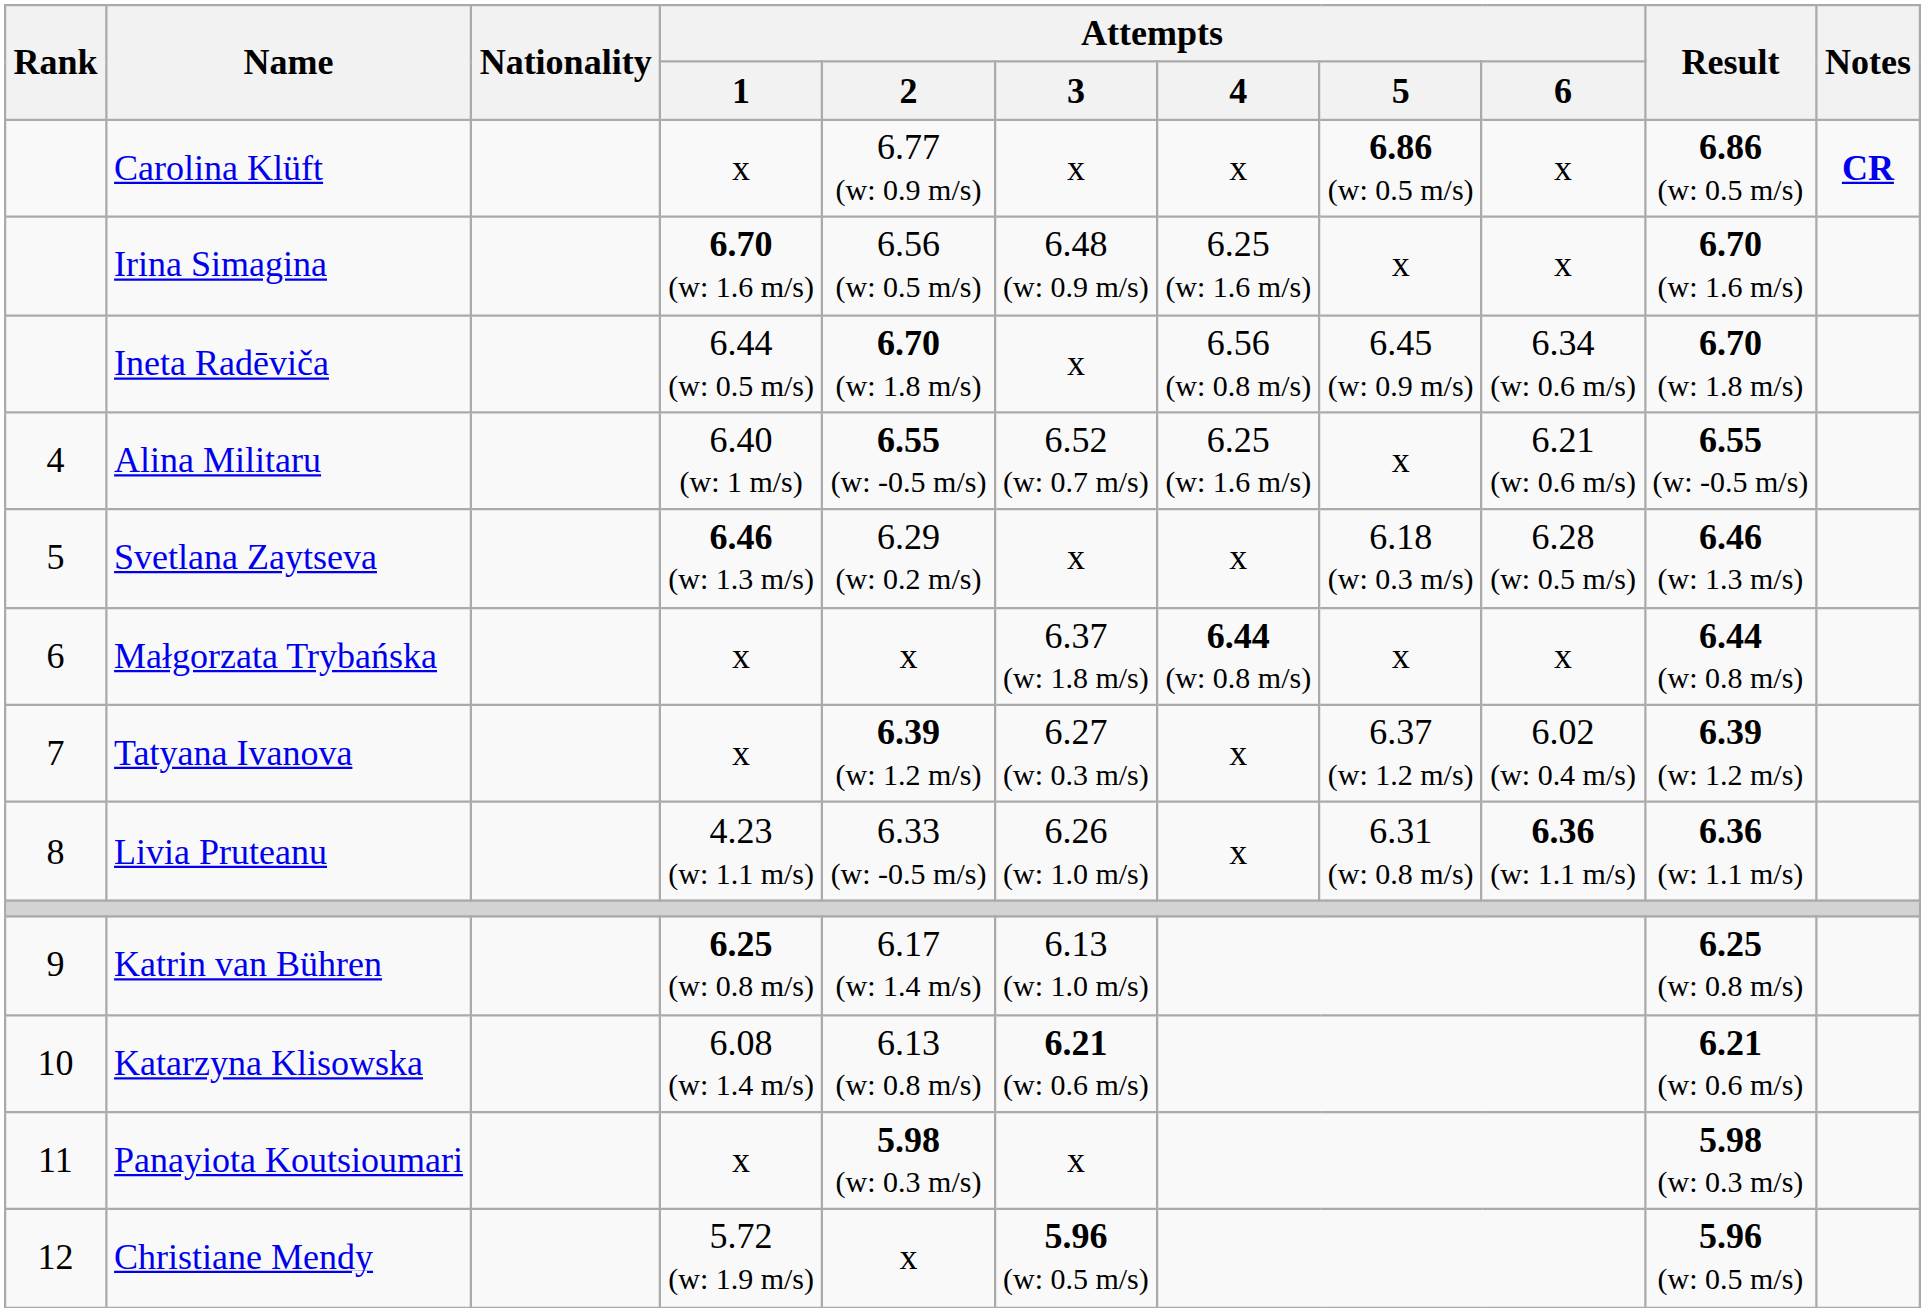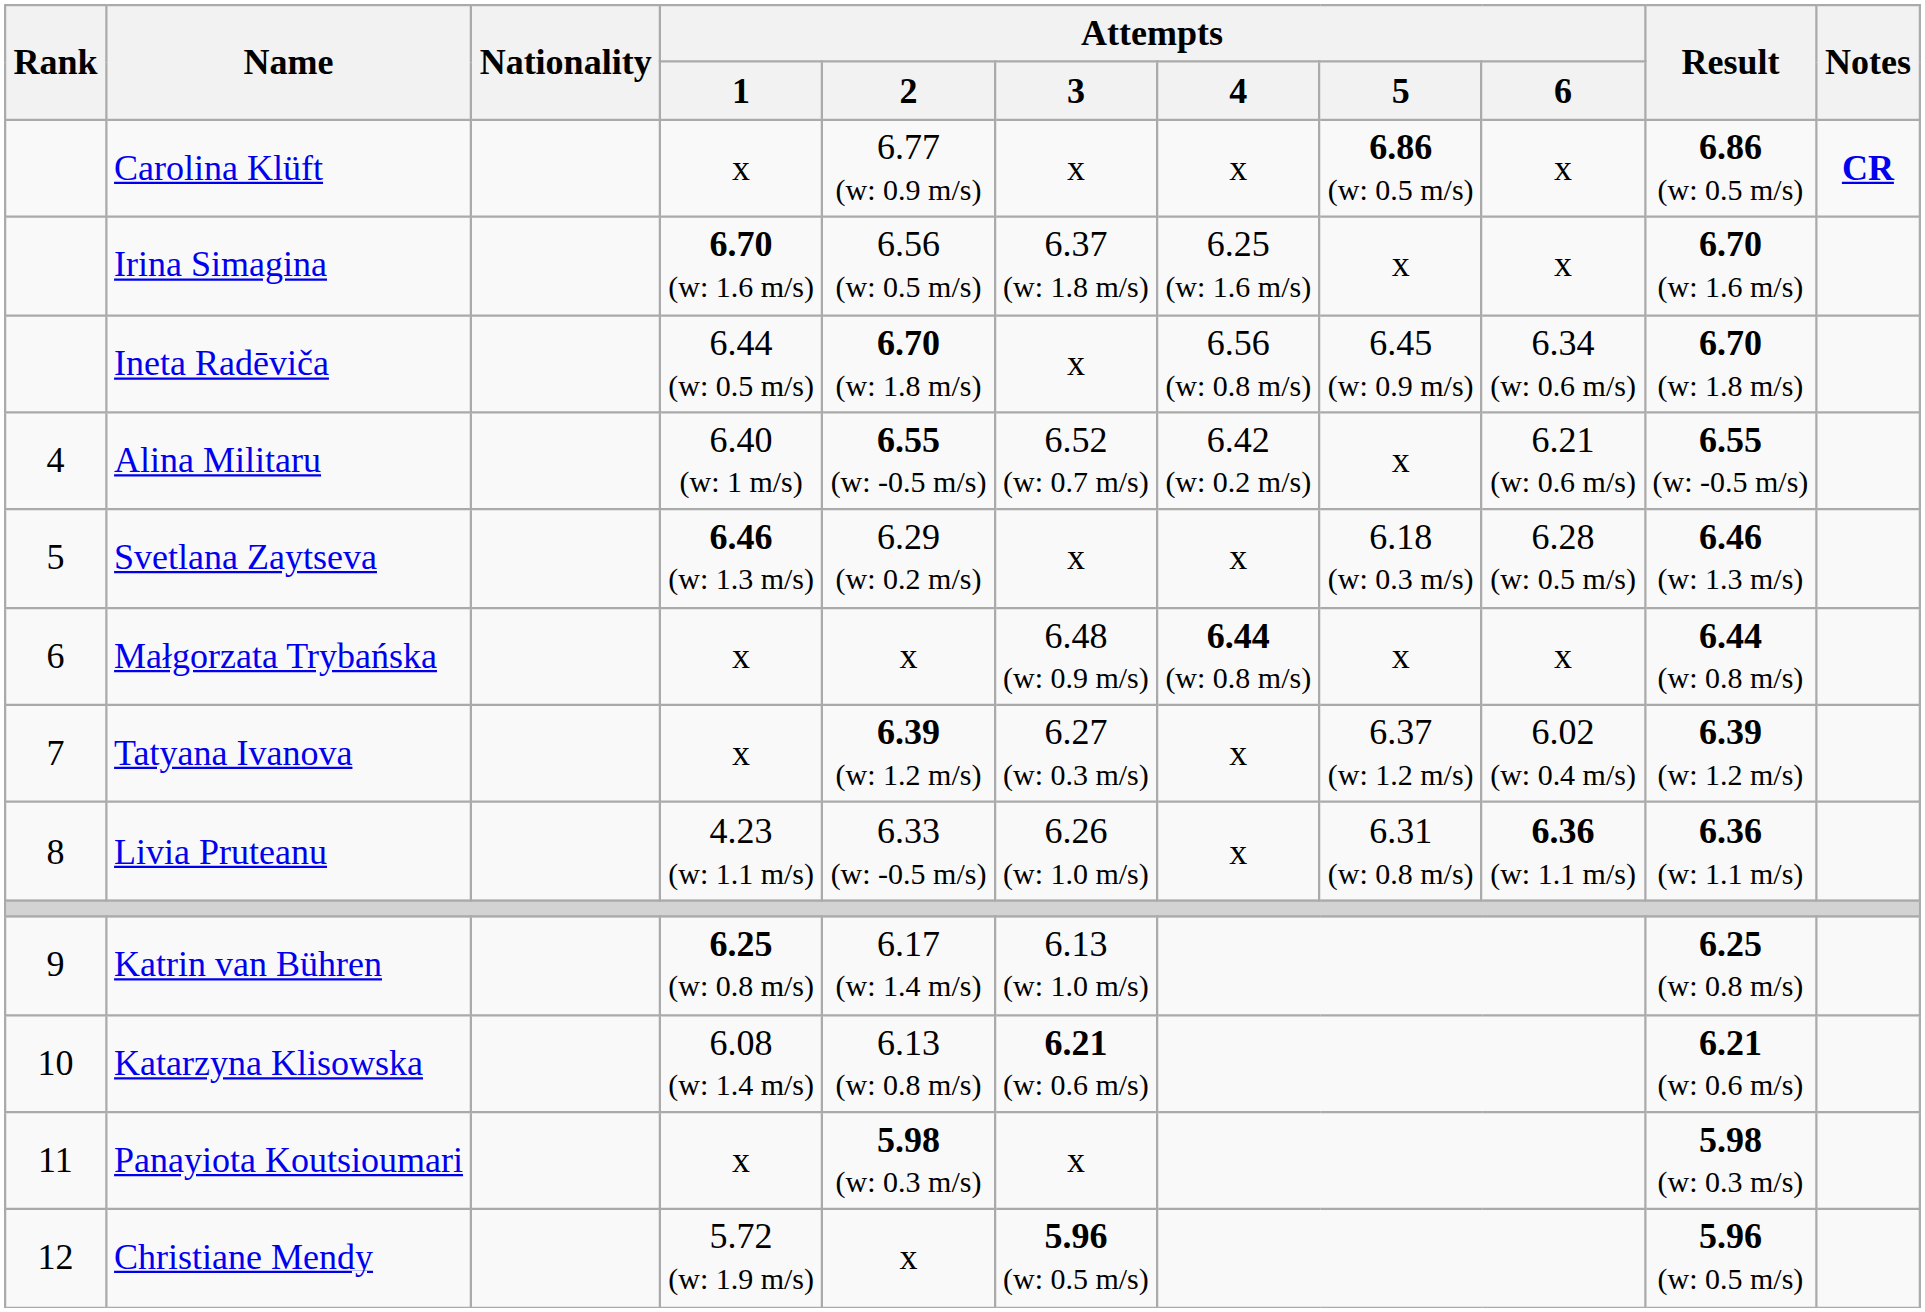(1076, 265) 6.48 (w: 0.9 m/s) -> (1076, 265) 6.37 (w: 1.8 m/s)
(1238, 460) 6.25 (w: 1.6 m/s) -> (1238, 460) 6.42 (w: 0.2 m/s)
(1076, 655) 6.37 (w: 1.8 m/s) -> (1076, 655) 6.48 (w: 0.9 m/s)
